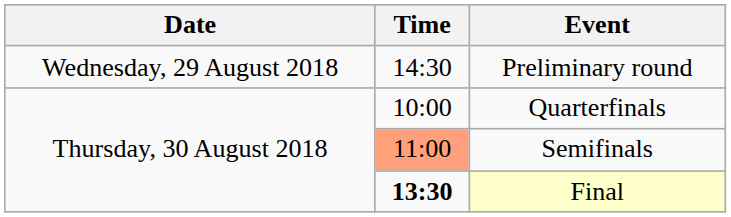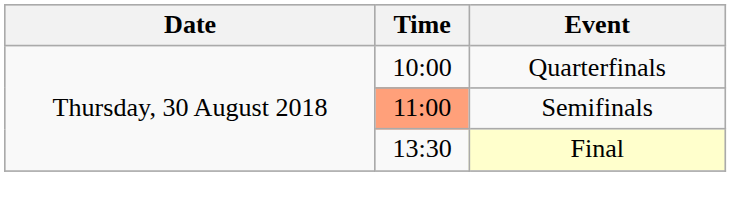- row: (597, 66)
(422, 190) bold -> (422, 149) normal
